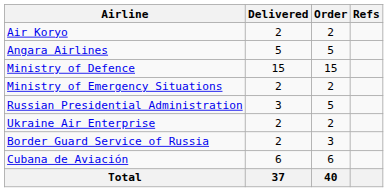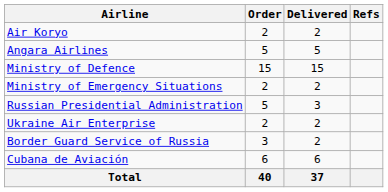columns swapped: (331, 14) <-> (278, 14)
